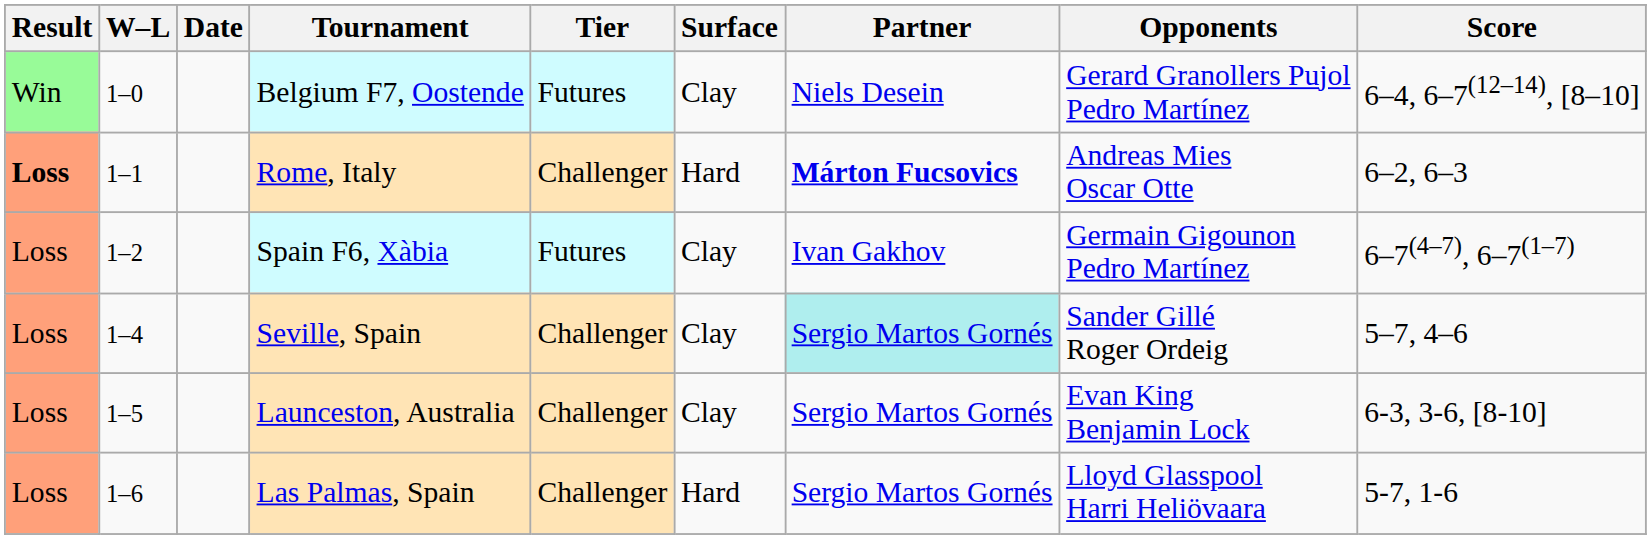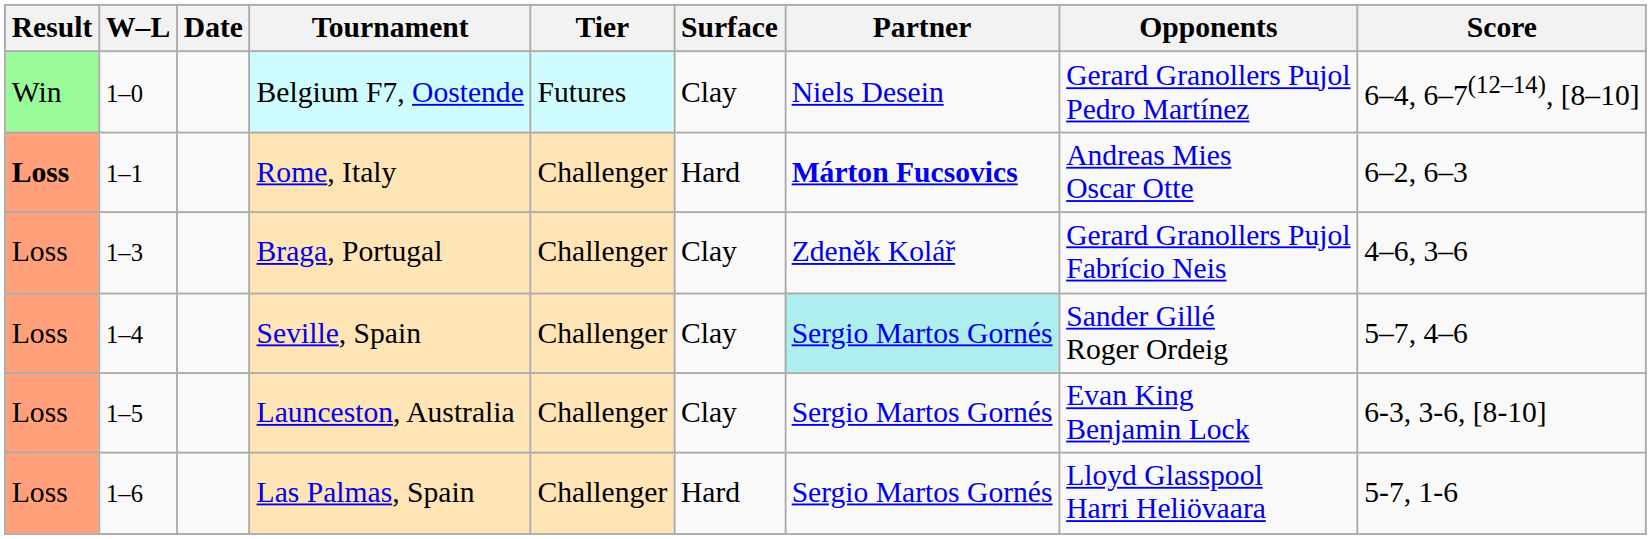- row: (352, 252)
+ row: (349, 252)
